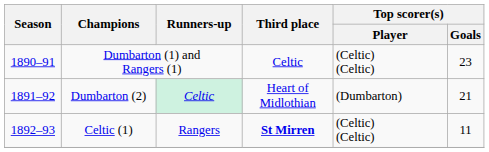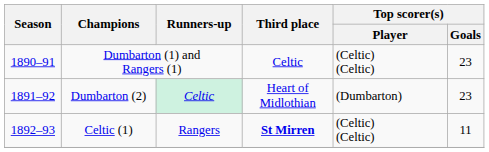(466, 95) 21 -> (466, 95) 23
